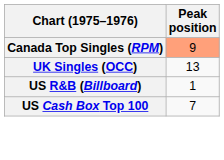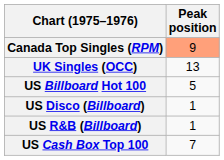+ row: (85, 86)
+ row: (85, 106)
